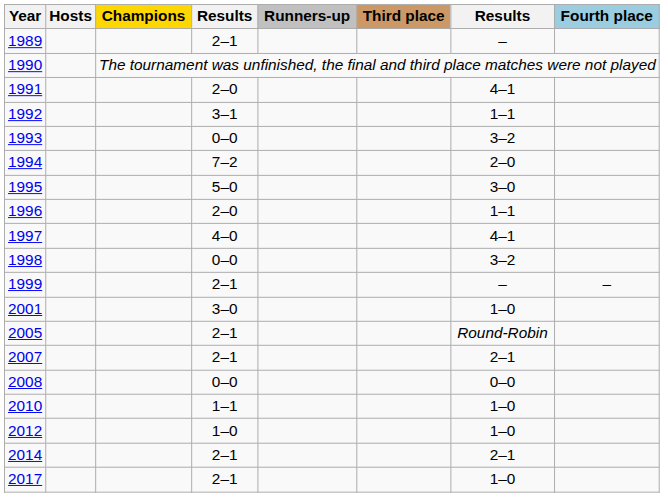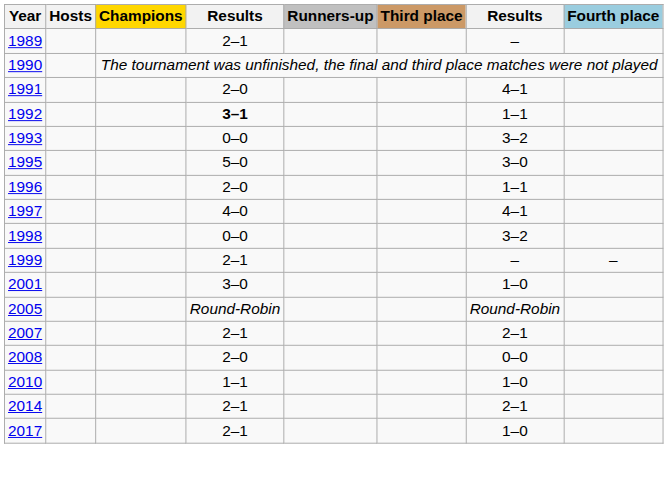(225, 114) normal -> (235, 114) bold
- row: (25, 162)
(225, 333) 2–1 -> (235, 308) Round-Robin
(225, 382) 0–0 -> (235, 357) 2–0
- row: (25, 430)
